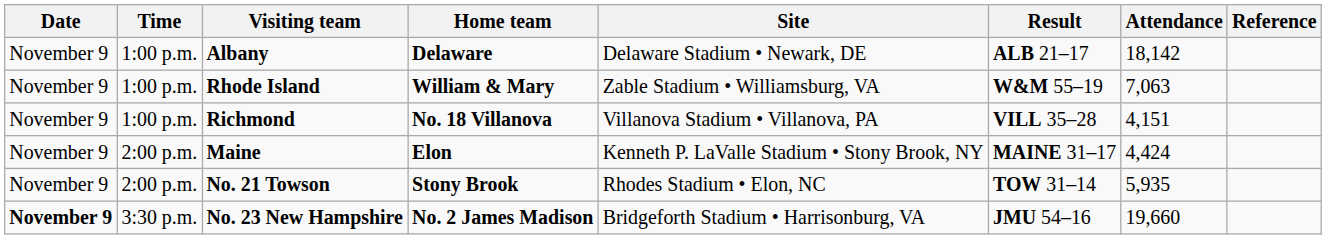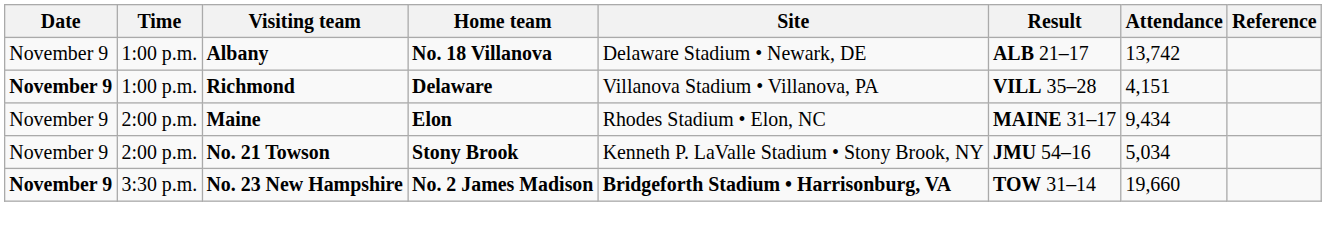(452, 53) Delaware -> (482, 53) No. 18 Villanova
(1153, 53) 18,142 -> (1153, 53) 13,742
- row: (263, 86)
(59, 119) normal -> (61, 86) bold
(482, 119) No. 18 Villanova -> (452, 86) Delaware
(793, 152) Kenneth P. LaValle Stadium • Stony Brook, NY -> (714, 119) Rhodes Stadium • Elon, NC
(1148, 152) 4,424 -> (1148, 119) 9,434
(714, 185) Rhodes Stadium • Elon, NC -> (793, 152) Kenneth P. LaValle Stadium • Stony Brook, NY
(1044, 185) TOW 31–14 -> (1042, 152) JMU 54–16
(1148, 185) 5,935 -> (1148, 152) 5,034
(764, 218) normal -> (777, 185) bold
(1042, 218) JMU 54–16 -> (1044, 185) TOW 31–14
